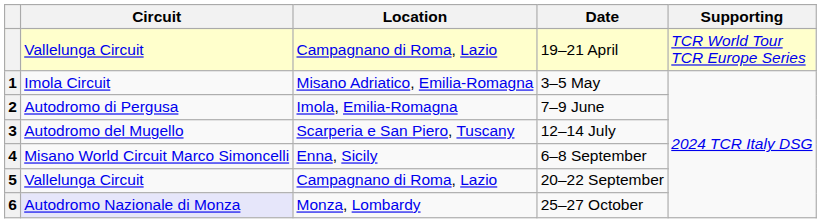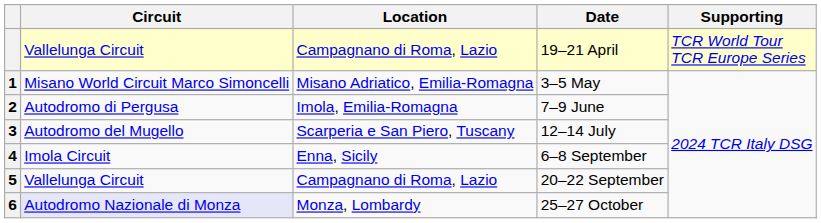(67, 82) Imola Circuit -> (157, 82) Misano World Circuit Marco Simoncelli
(157, 156) Misano World Circuit Marco Simoncelli -> (67, 156) Imola Circuit
